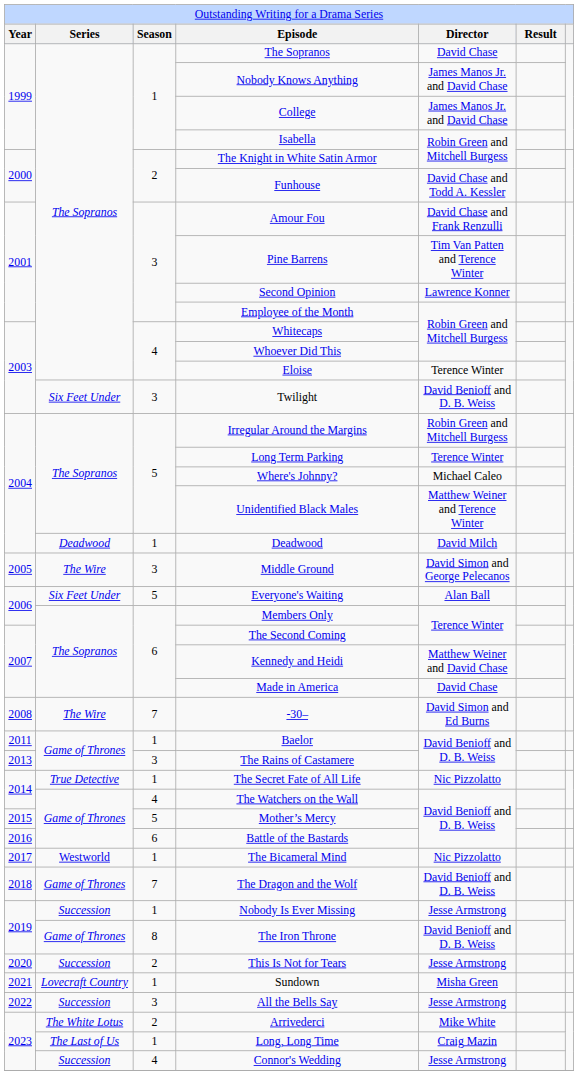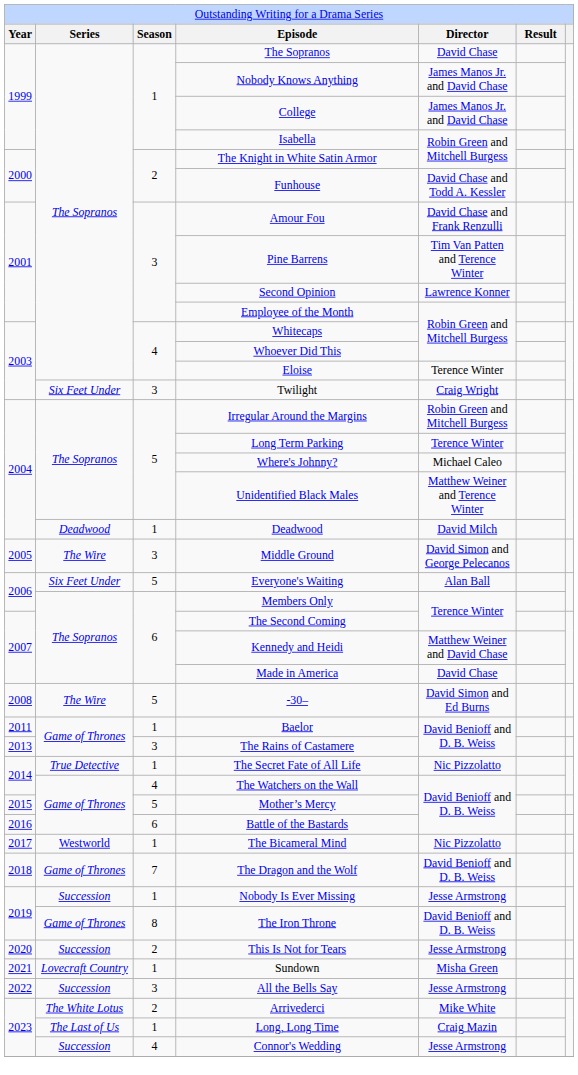(467, 397) David Benioff and D. B. Weiss -> (467, 390) Craig Wright
(154, 714) 7 -> (154, 700) 5
